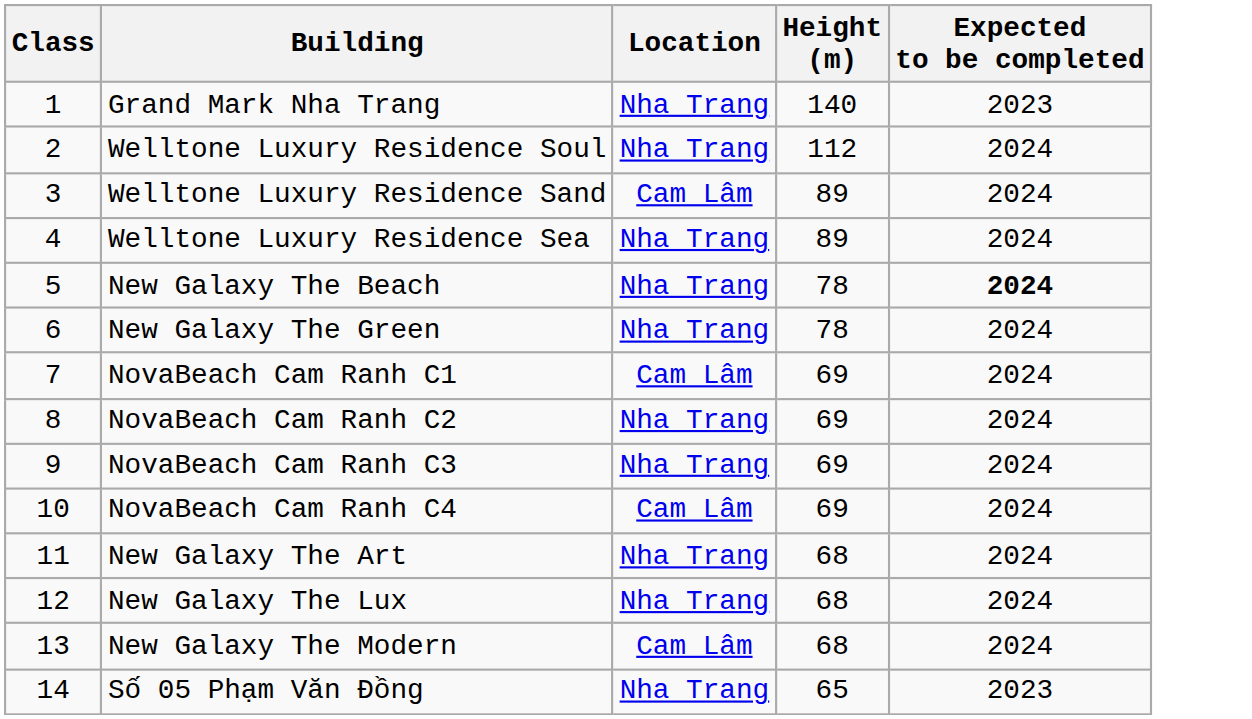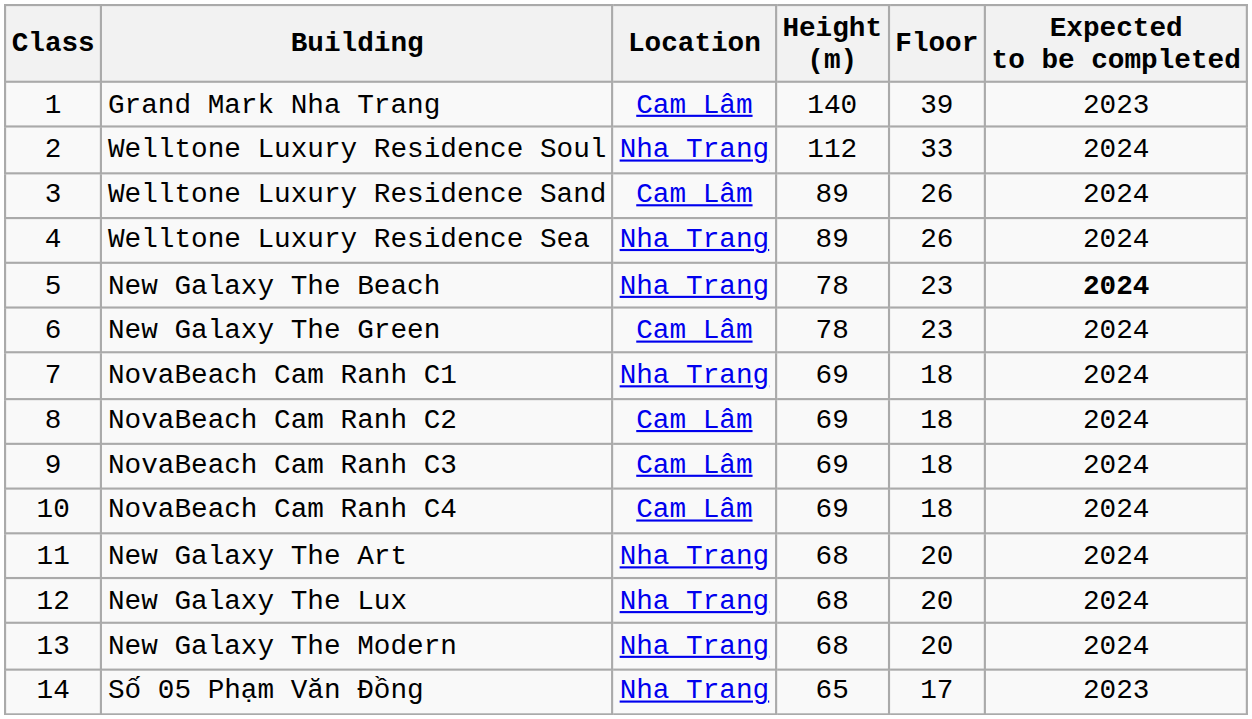+ column: (937, 44)
(694, 105) Nha Trang -> (694, 105) Cam Lâm
(694, 330) Nha Trang -> (694, 330) Cam Lâm
(694, 375) Cam Lâm -> (694, 375) Nha Trang
(694, 421) Nha Trang -> (694, 421) Cam Lâm
(694, 466) Nha Trang -> (694, 466) Cam Lâm
(694, 646) Cam Lâm -> (694, 646) Nha Trang
